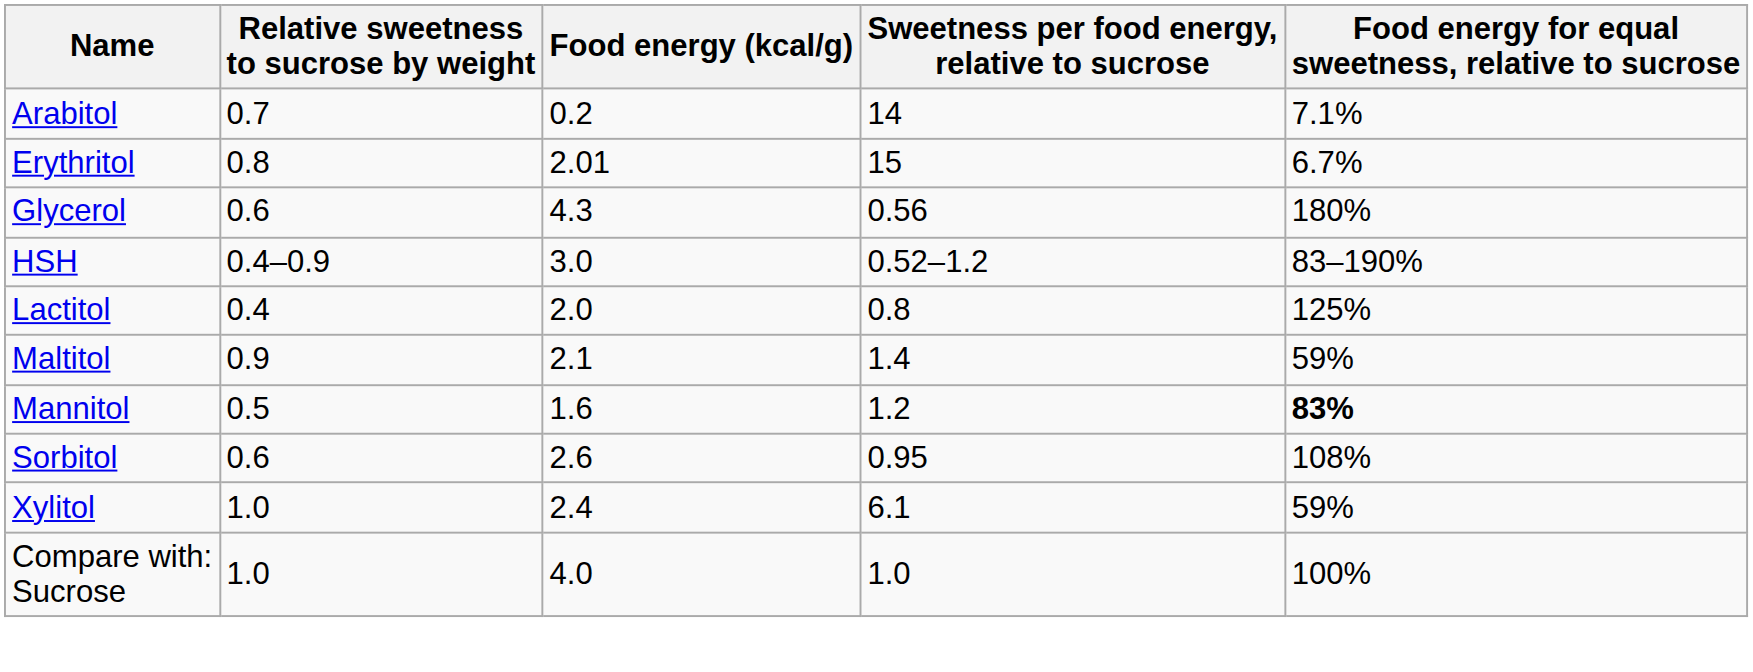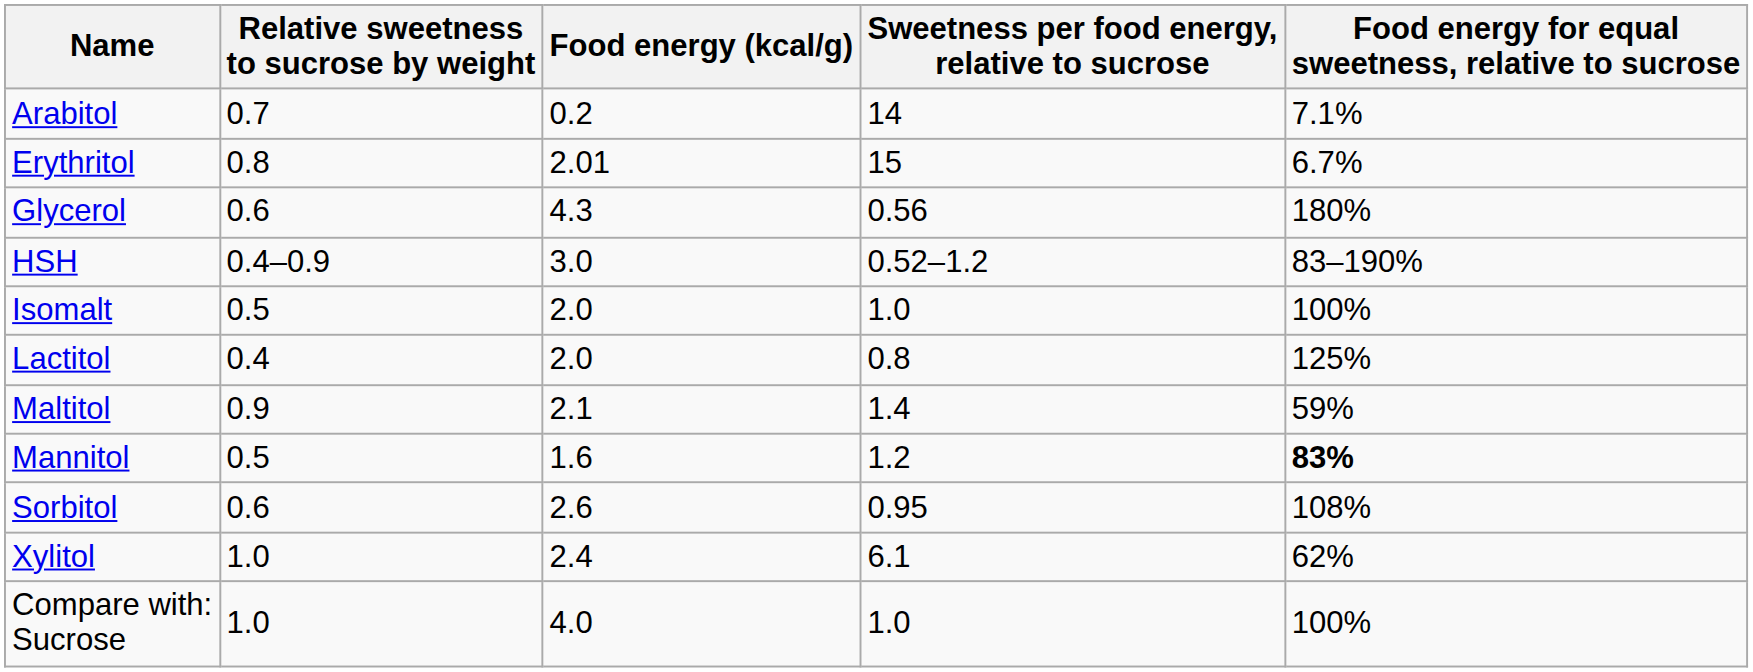+ row: (62, 310)
(1323, 507) 59% -> (1323, 556) 62%
